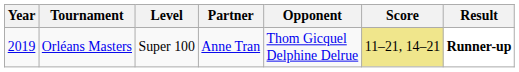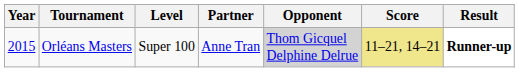(22, 47) 2019 -> (22, 47) 2015
(312, 47) no background -> (312, 47) lightgrey background
